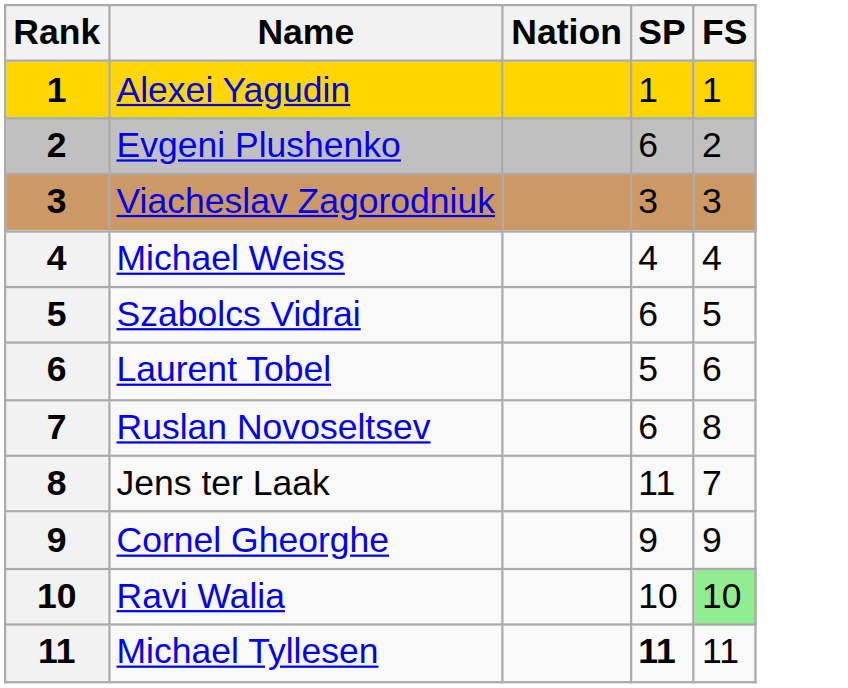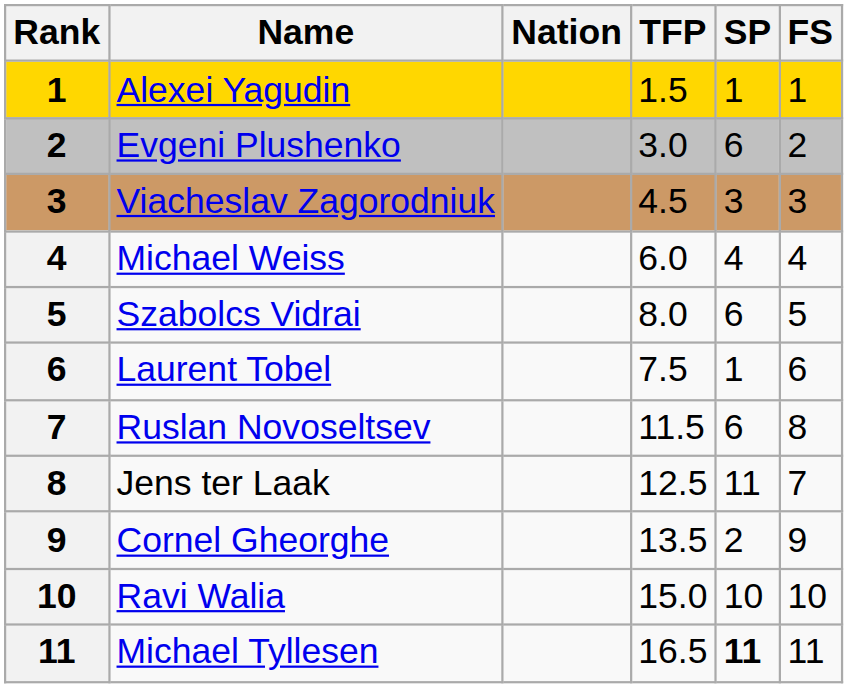+ column: (673, 32)
(648, 370) 5 -> (734, 370) 1
(648, 539) 9 -> (734, 539) 2
(722, 595) lightgreen background -> (807, 595) no background
